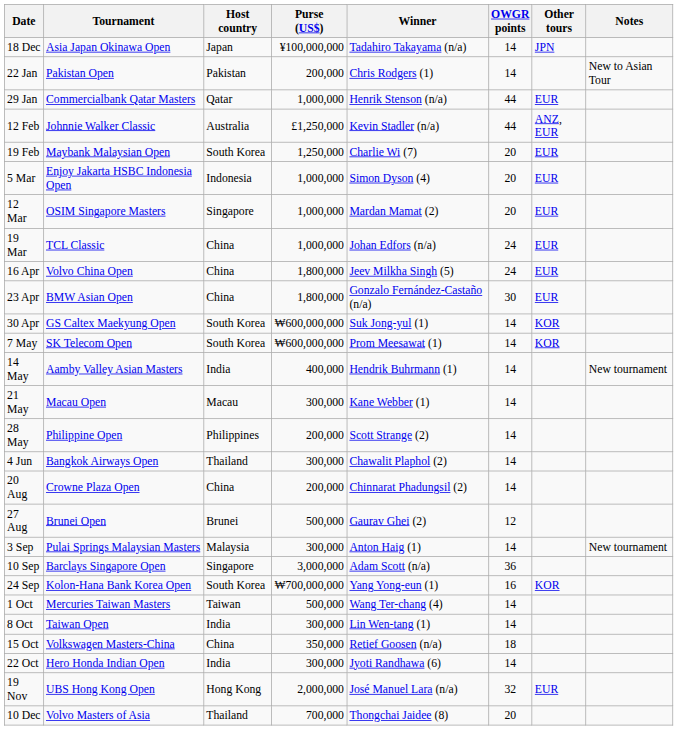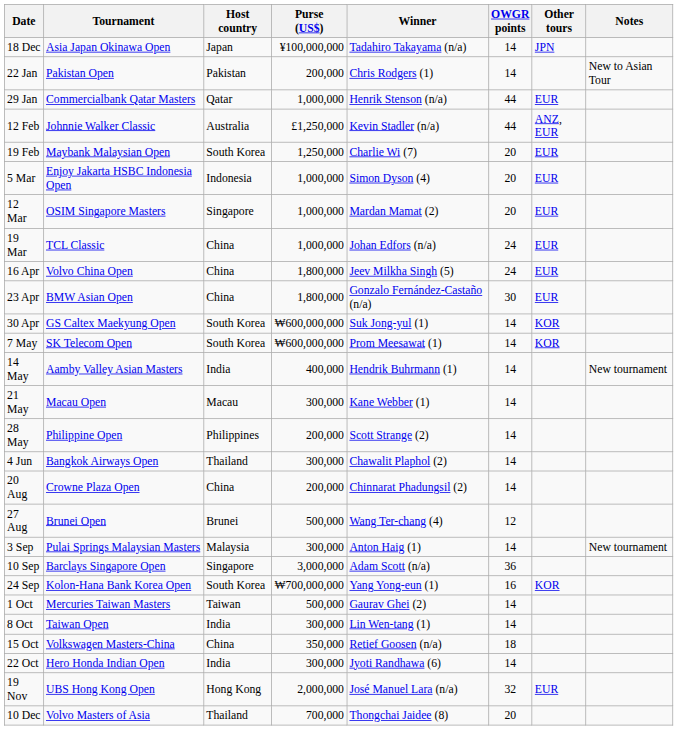(388, 521) Gaurav Ghei (2) -> (396, 521) Wang Ter-chang (4)
(396, 605) Wang Ter-chang (4) -> (388, 605) Gaurav Ghei (2)
